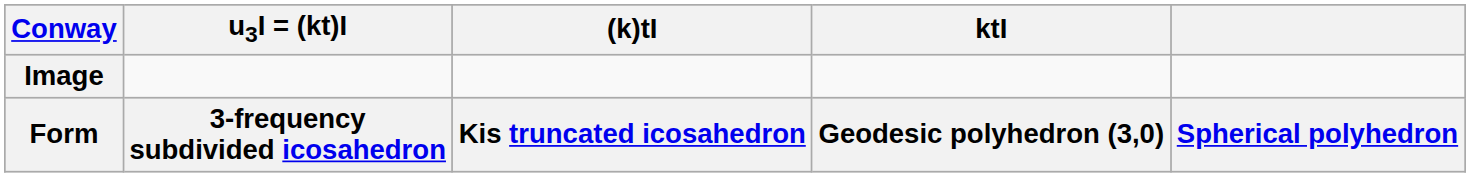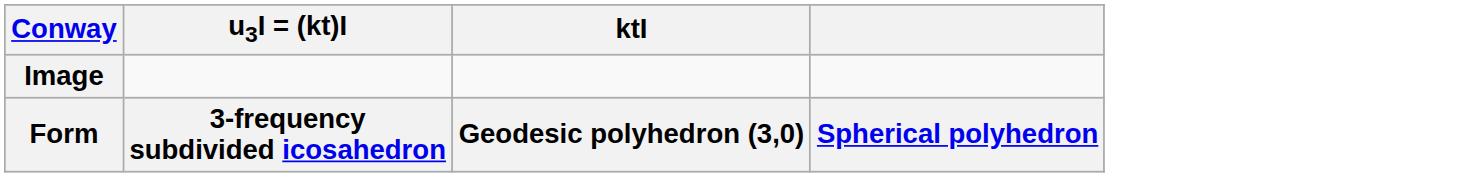- column: (632, 29)
